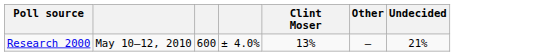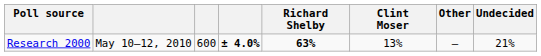+ column: (306, 19)
(240, 43) normal -> (240, 43) bold
